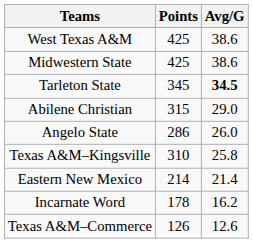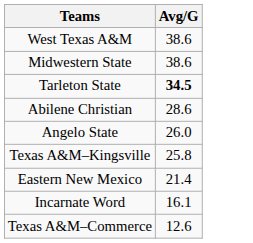- column: (178, 16)
(225, 109) 29.0 -> (179, 109) 28.6
(225, 202) 16.2 -> (179, 202) 16.1
